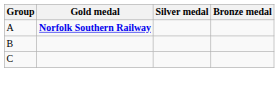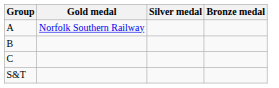(95, 28) bold -> (92, 28) normal
+ row: (16, 75)
